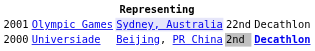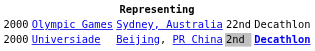(16, 25) 2001 -> (16, 25) 2000
(169, 25) lavender background -> (169, 25) no background
